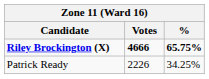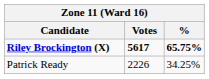(138, 47) 4666 -> (138, 47) 5617
